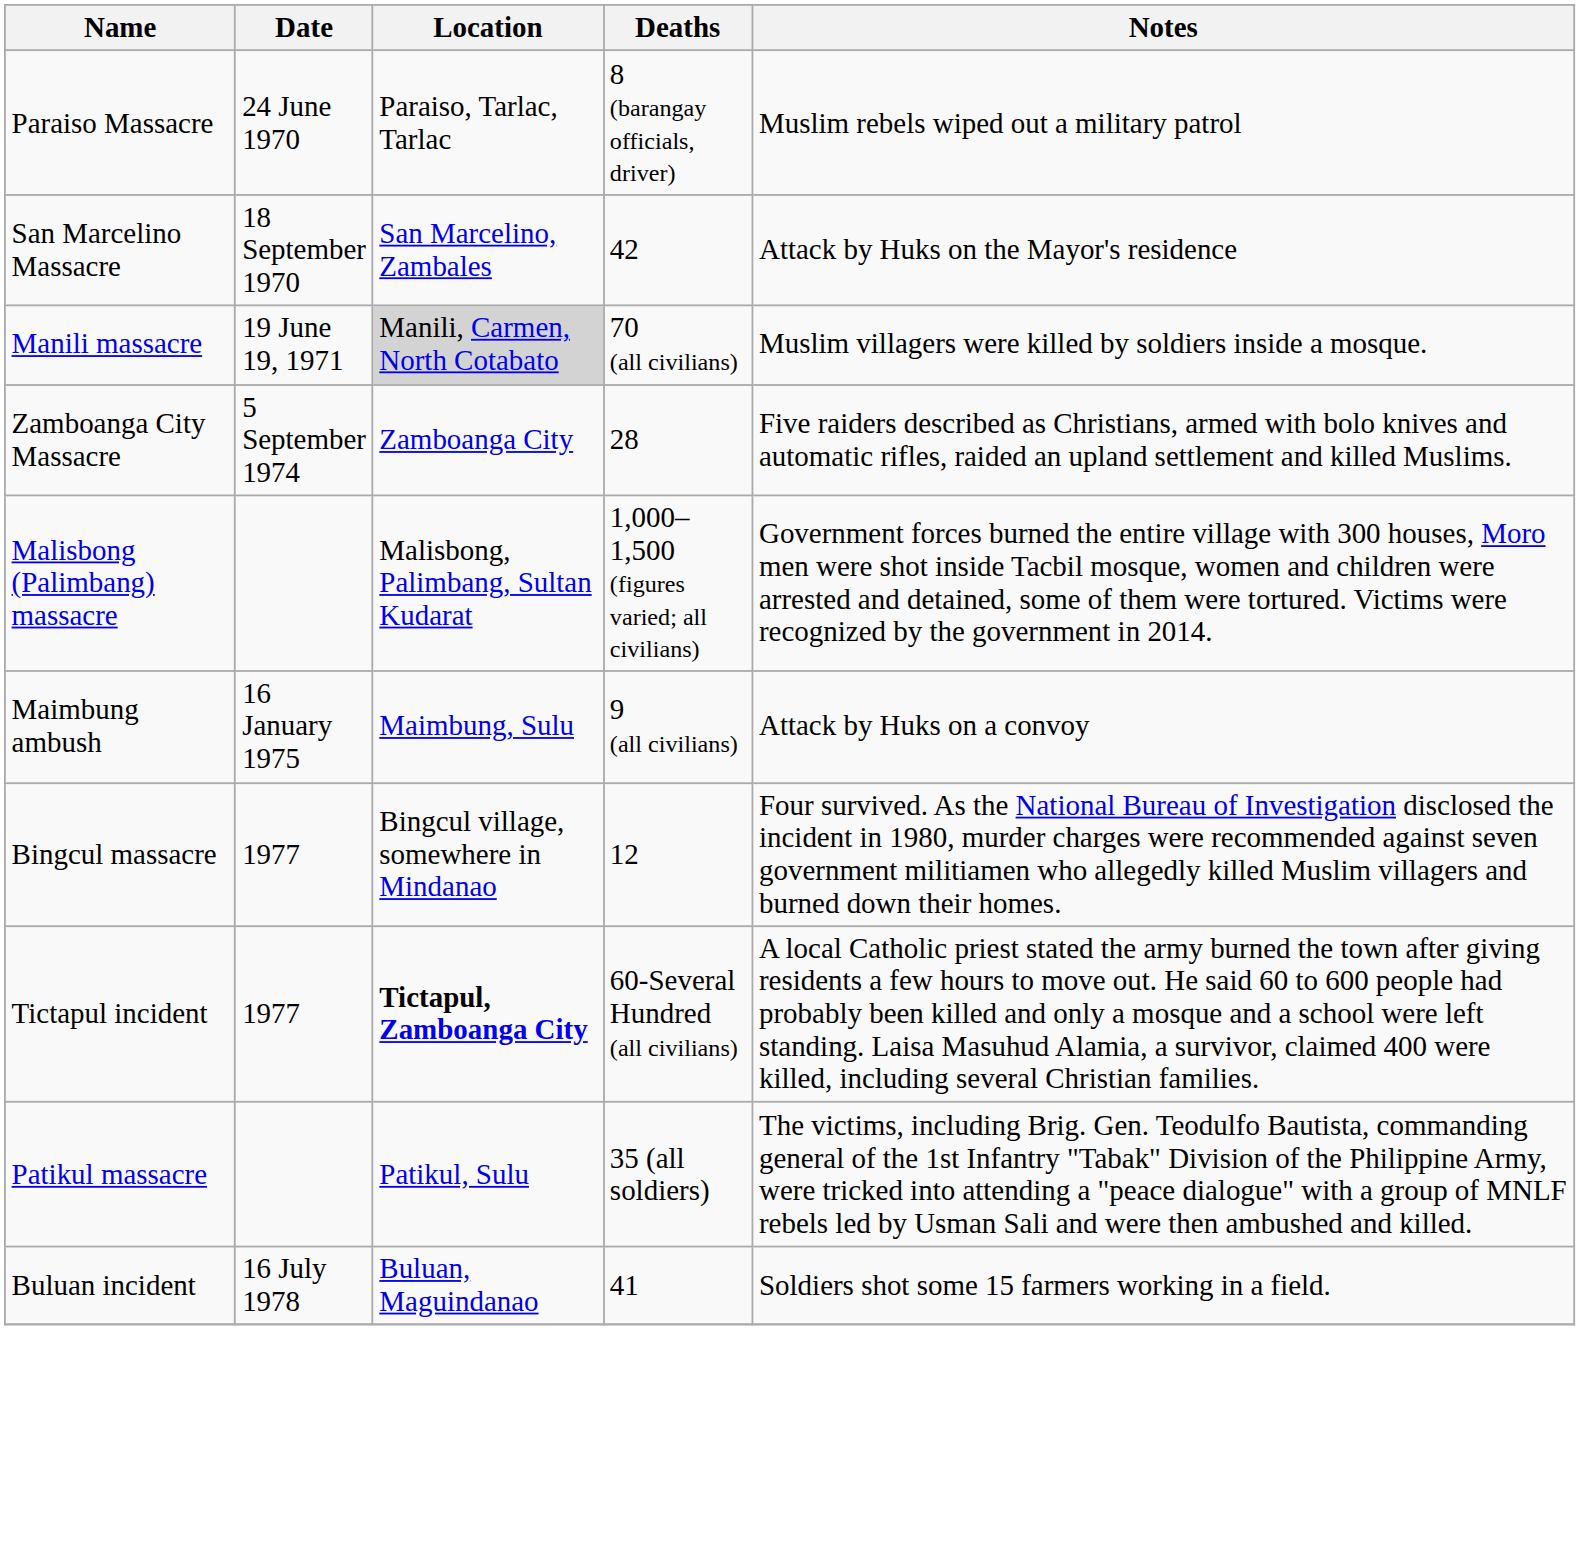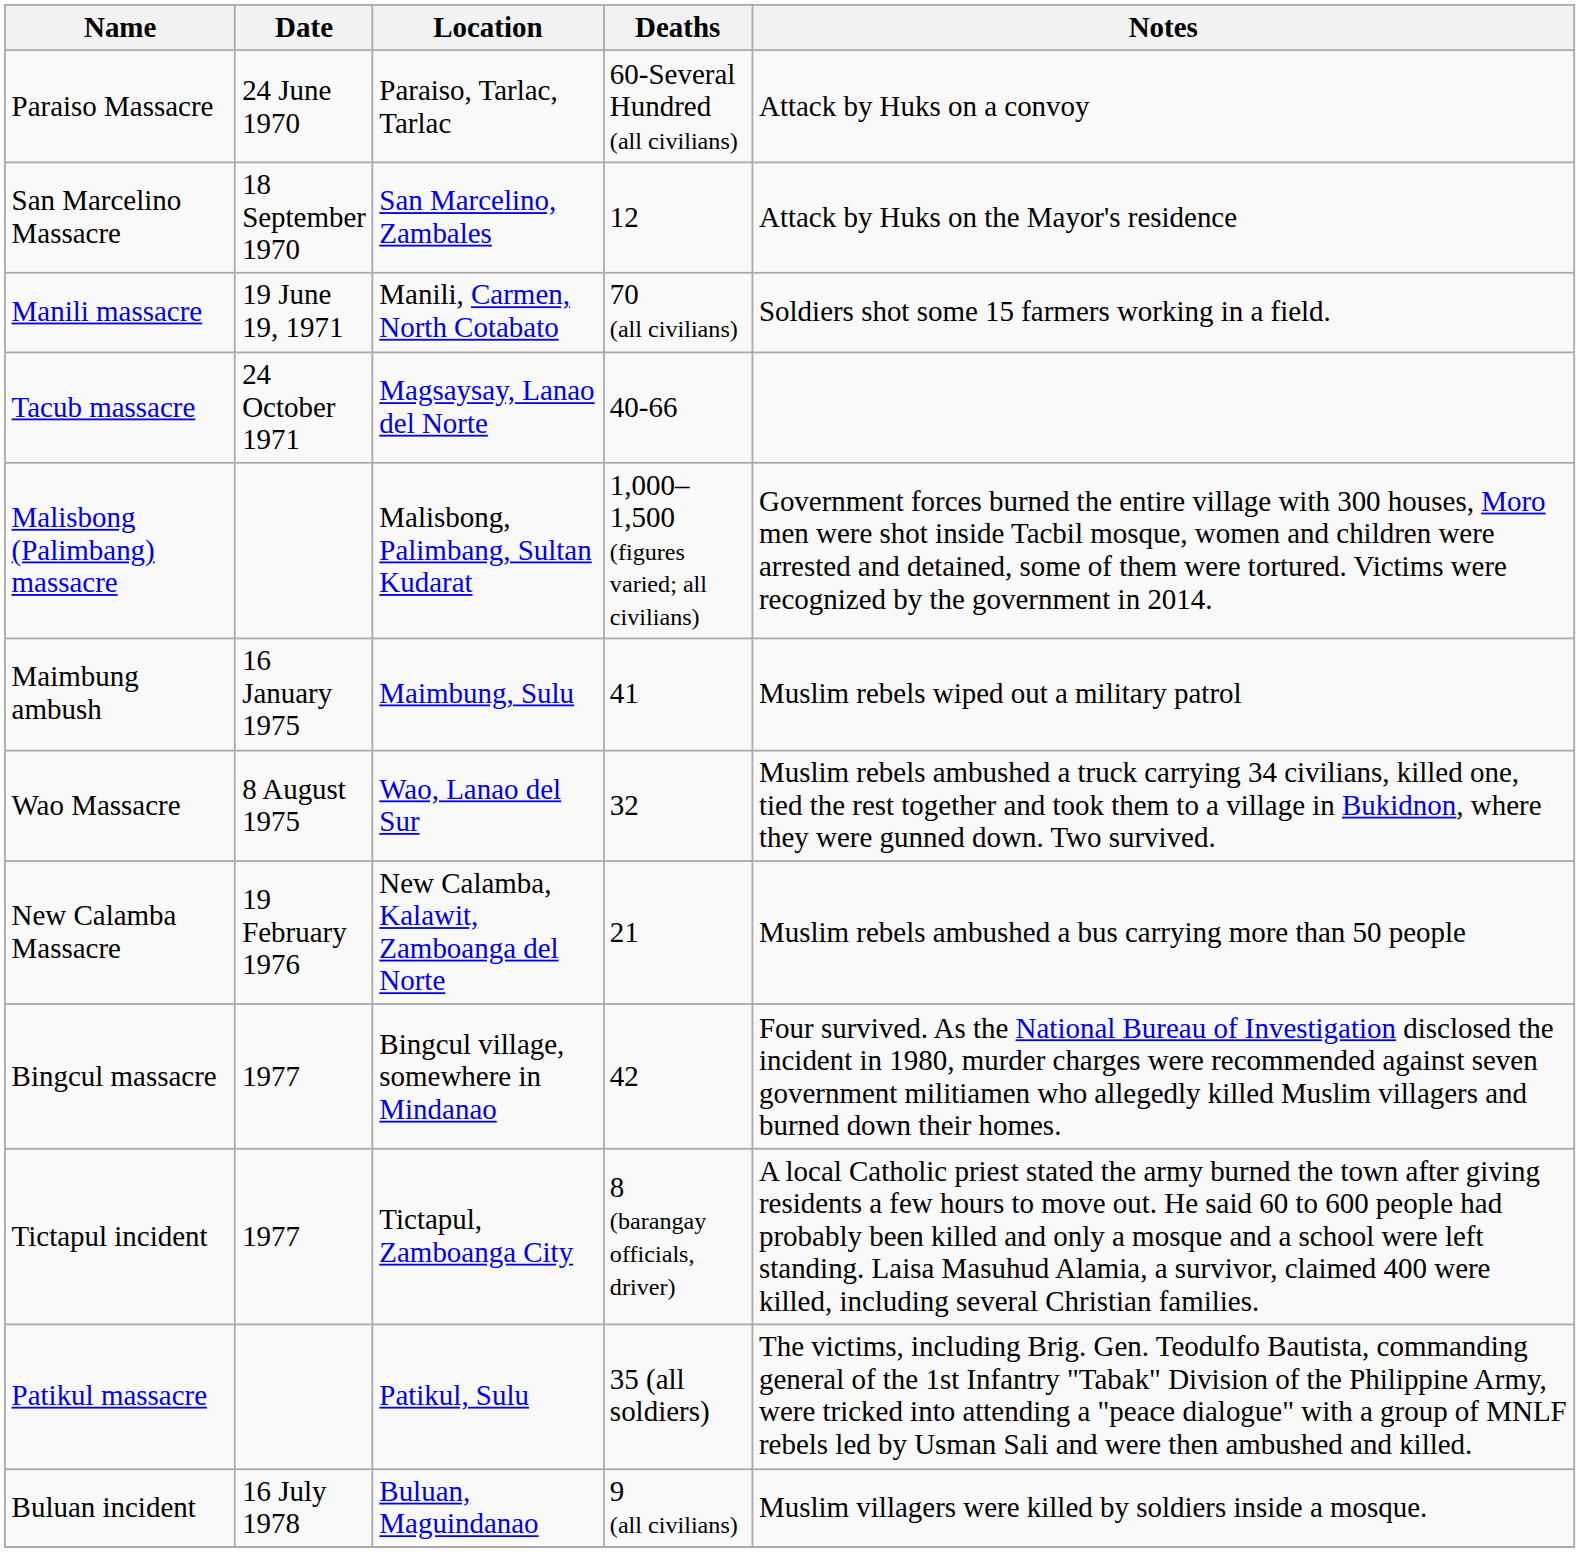(658, 122) 8 (barangay officials, driver) -> (674, 105) 60-Several Hundred (all civilians)
(1000, 122) Muslim rebels wiped out a military patrol -> (924, 105) Attack by Huks on a convoy
(624, 249) 42 -> (624, 217) 12
(475, 344) lightgrey background -> (475, 311) no background
(1093, 344) Muslim villagers were killed by soldiers inside a mosque. -> (1045, 311) Soldiers shot some 15 farmers working in a field.
+ row: (103, 406)
- row: (108, 439)
(674, 726) 9 (all civilians) -> (624, 693) 41
(924, 726) Attack by Huks on a convoy -> (1000, 693) Muslim rebels wiped out a military patrol
+ row: (96, 805)
+ row: (94, 932)
(624, 853) 12 -> (624, 1076) 42
(484, 1013) bold -> (476, 1236) normal
(674, 1013) 60-Several Hundred (all civilians) -> (658, 1236) 8 (barangay officials, driver)
(624, 1284) 41 -> (674, 1507) 9 (all civilians)
(1045, 1284) Soldiers shot some 15 farmers working in a field. -> (1093, 1507) Muslim villagers were killed by soldiers inside a mosque.
